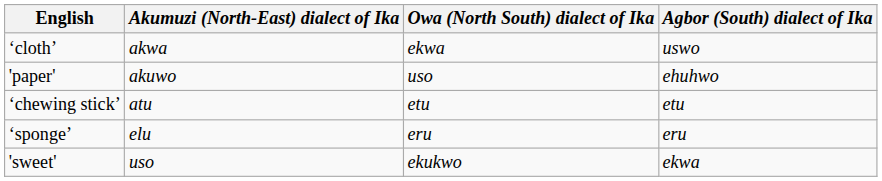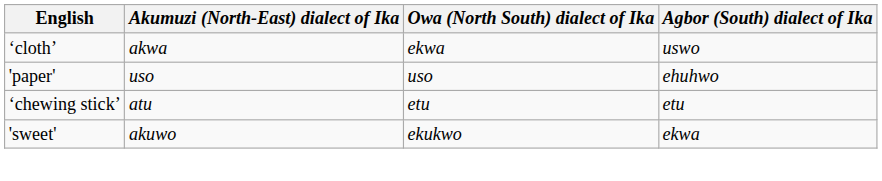(153, 76) akuwo -> (142, 76) uso
- row: (40, 133)
(142, 162) uso -> (153, 133) akuwo
